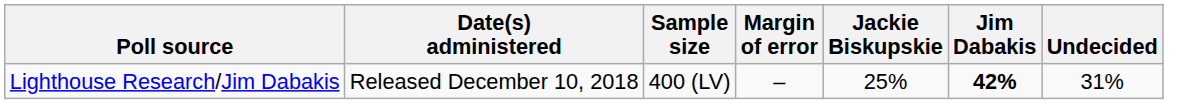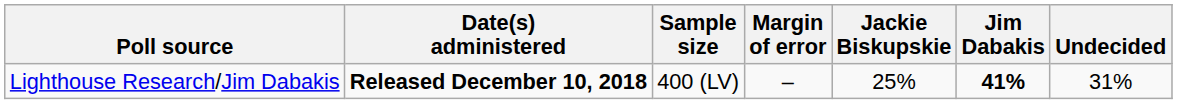(494, 81) normal -> (498, 81) bold
(995, 81) 42% -> (1003, 81) 41%
